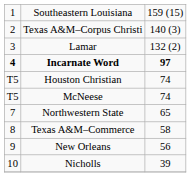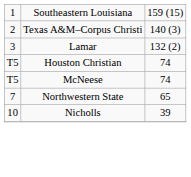- row: (83, 63)
- row: (83, 130)
- row: (83, 146)
